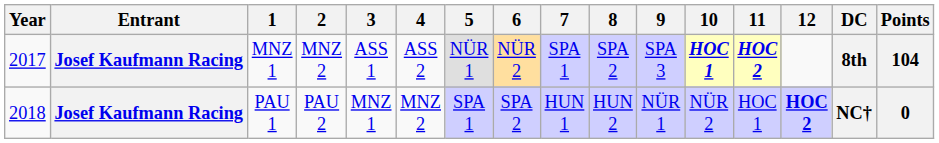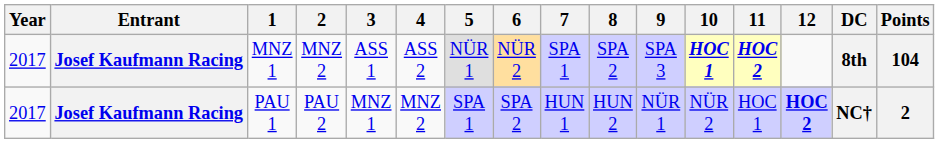(27, 112) 2018 -> (27, 112) 2017
(905, 112) 0 -> (905, 112) 2
